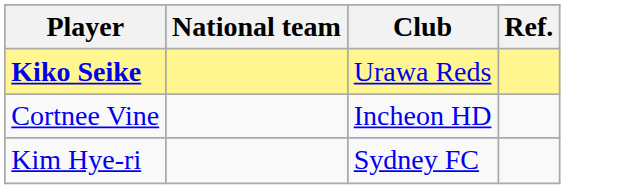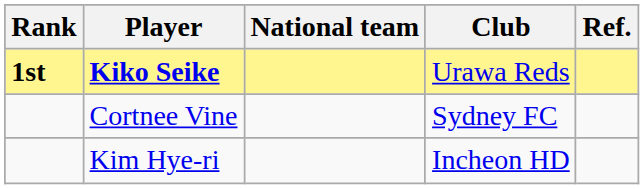+ column: (44, 26)
(423, 115) Incheon HD -> (495, 115) Sydney FC
(416, 159) Sydney FC -> (501, 159) Incheon HD
